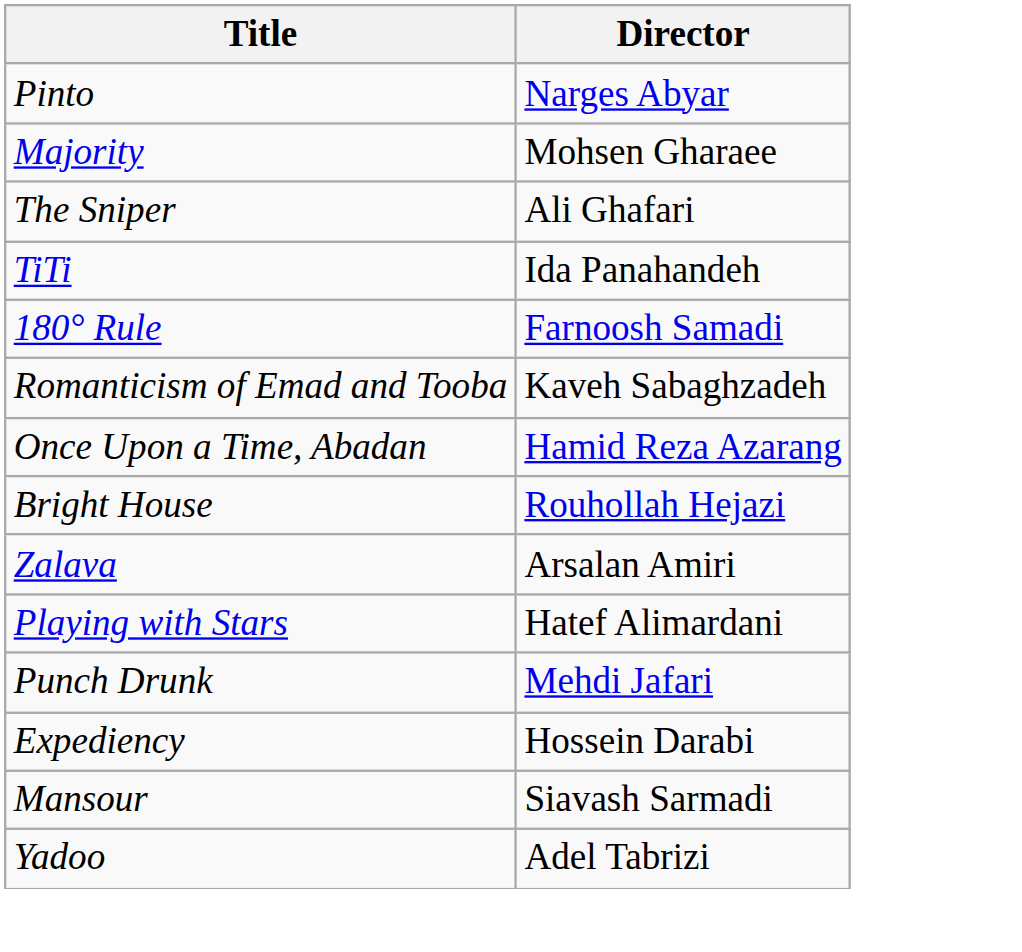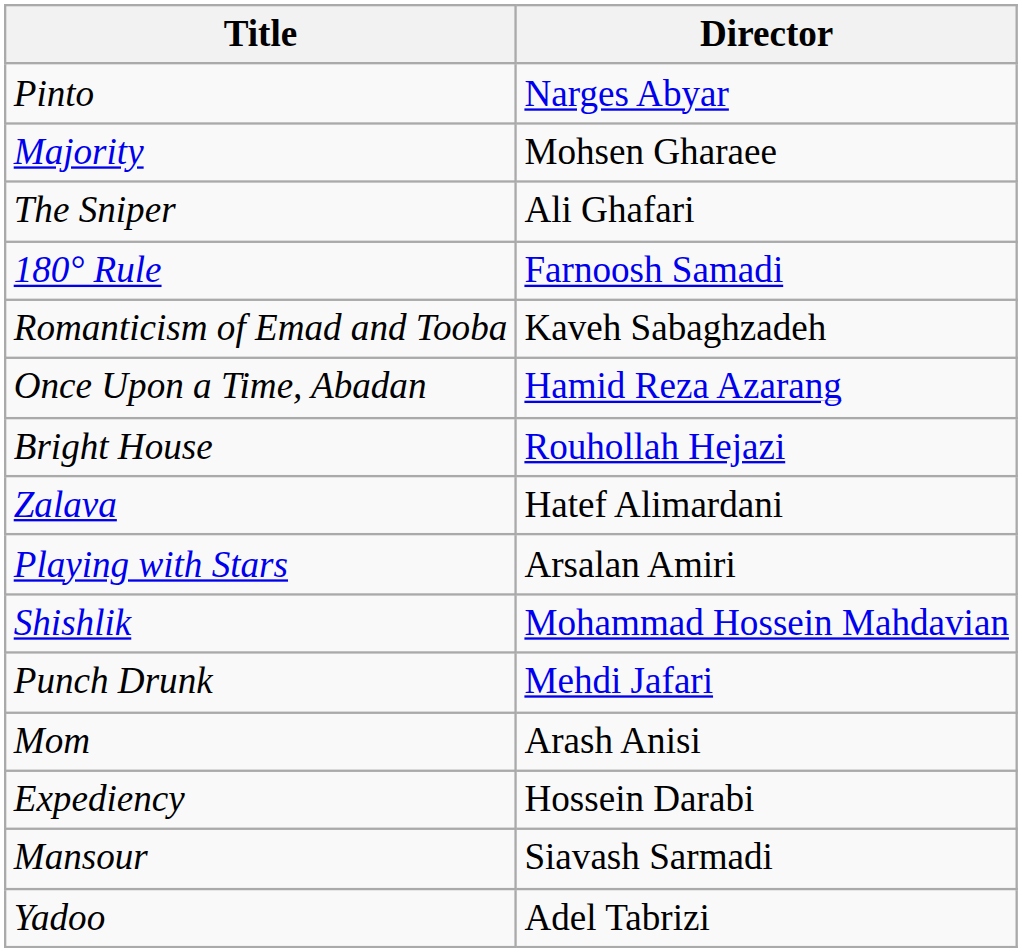- row: (43, 269)
(630, 563) Arsalan Amiri -> (654, 504) Hatef Alimardani
(654, 622) Hatef Alimardani -> (630, 563) Arsalan Amiri
+ row: (72, 622)
+ row: (52, 740)
